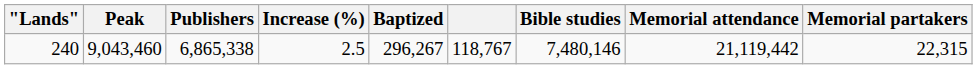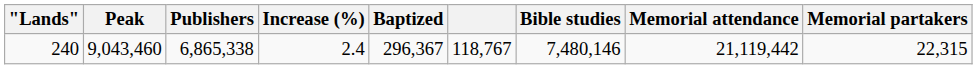(353, 48) 2.5 -> (353, 48) 2.4
(413, 48) 296,267 -> (413, 48) 296,367
